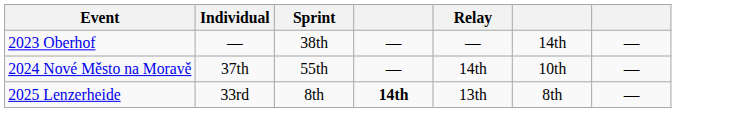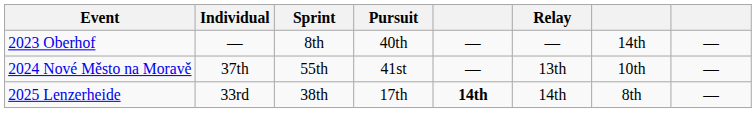+ column: (394, 17)
(314, 43) 38th -> (314, 43) 8th
(473, 69) 14th -> (552, 69) 13th
(314, 95) 8th -> (314, 95) 38th
(473, 95) 13th -> (552, 95) 14th
